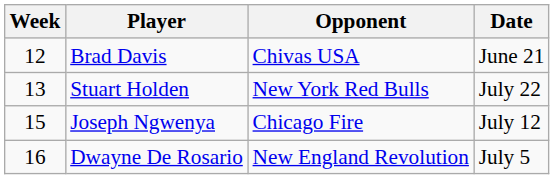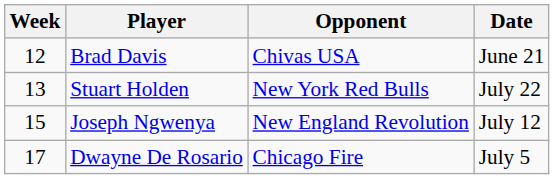(308, 122) Chicago Fire -> (361, 122) New England Revolution
(35, 156) 16 -> (35, 156) 17
(361, 156) New England Revolution -> (308, 156) Chicago Fire
